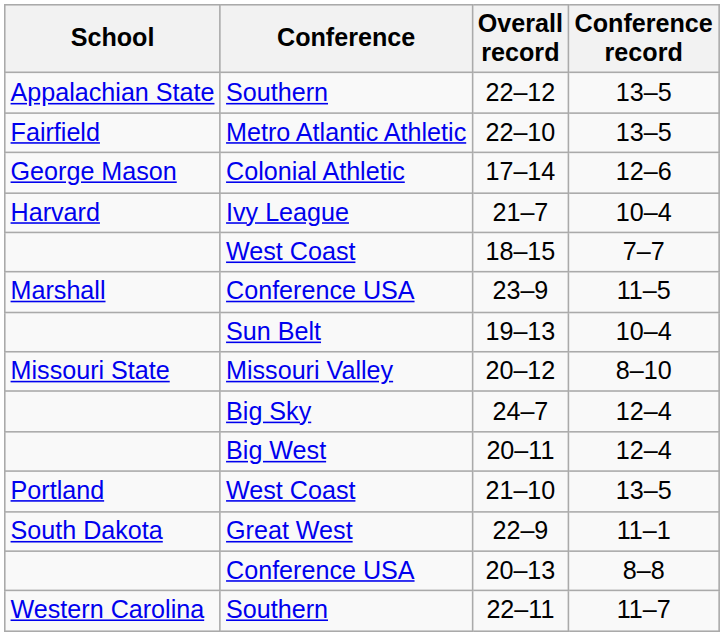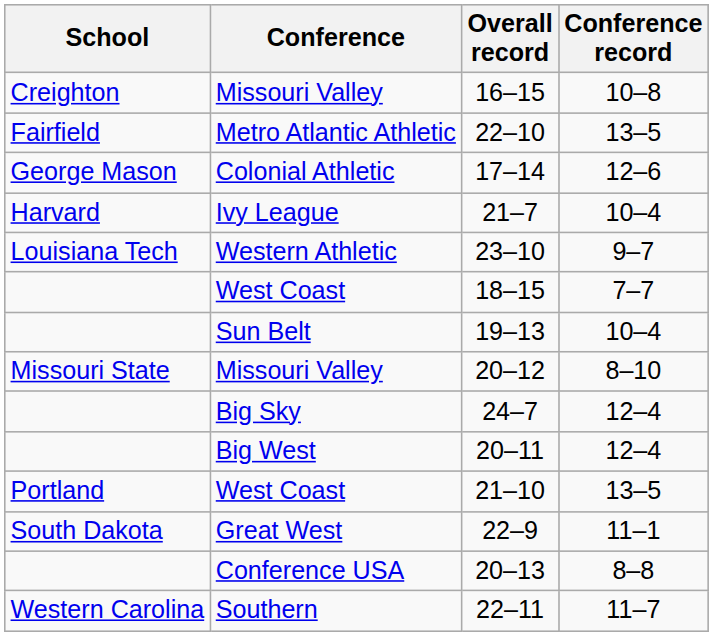- row: (520, 92)
+ row: (510, 92)
+ row: (510, 251)
- row: (520, 291)
